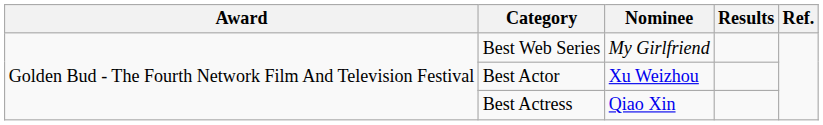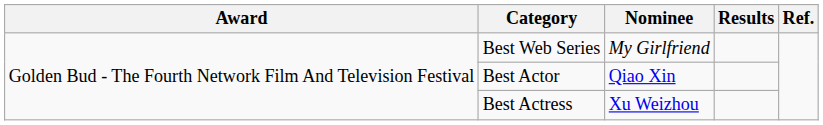(654, 76) Xu Weizhou -> (642, 76) Qiao Xin
(642, 104) Qiao Xin -> (654, 104) Xu Weizhou
